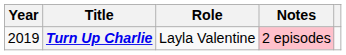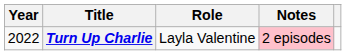(24, 38) 2019 -> (24, 38) 2022
